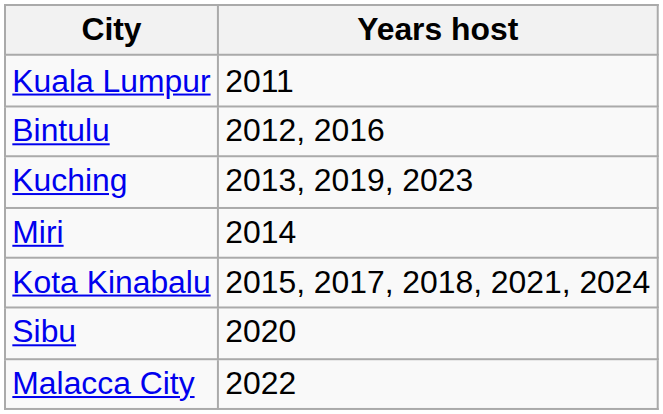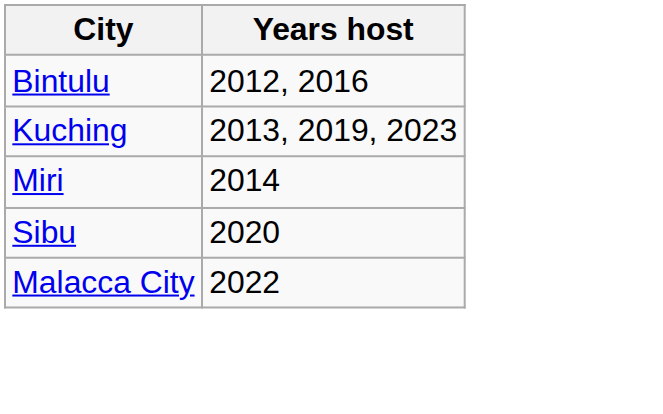- row: (111, 80)
- row: (111, 282)
